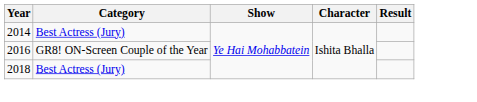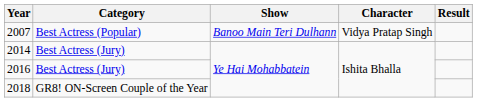+ row: (19, 32)
(122, 50) GR8! ON-Screen Couple of the Year -> (80, 69) Best Actress (Jury)
(80, 69) Best Actress (Jury) -> (122, 87) GR8! ON-Screen Couple of the Year
